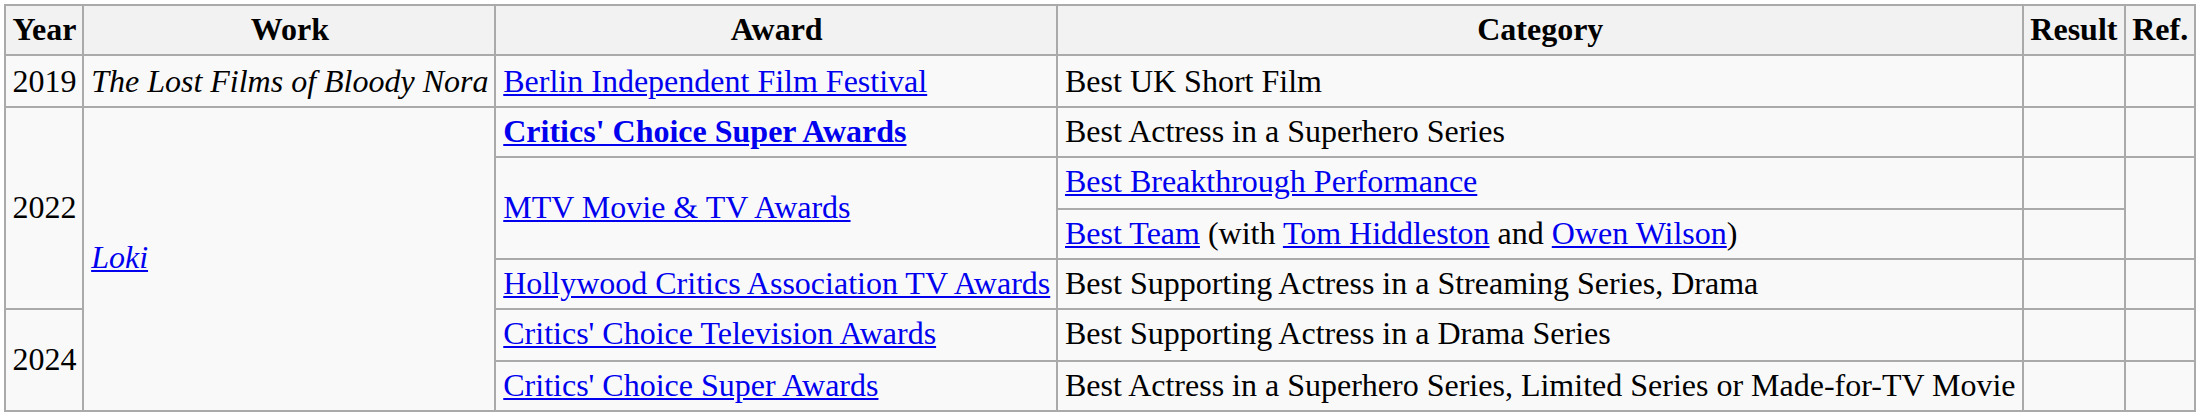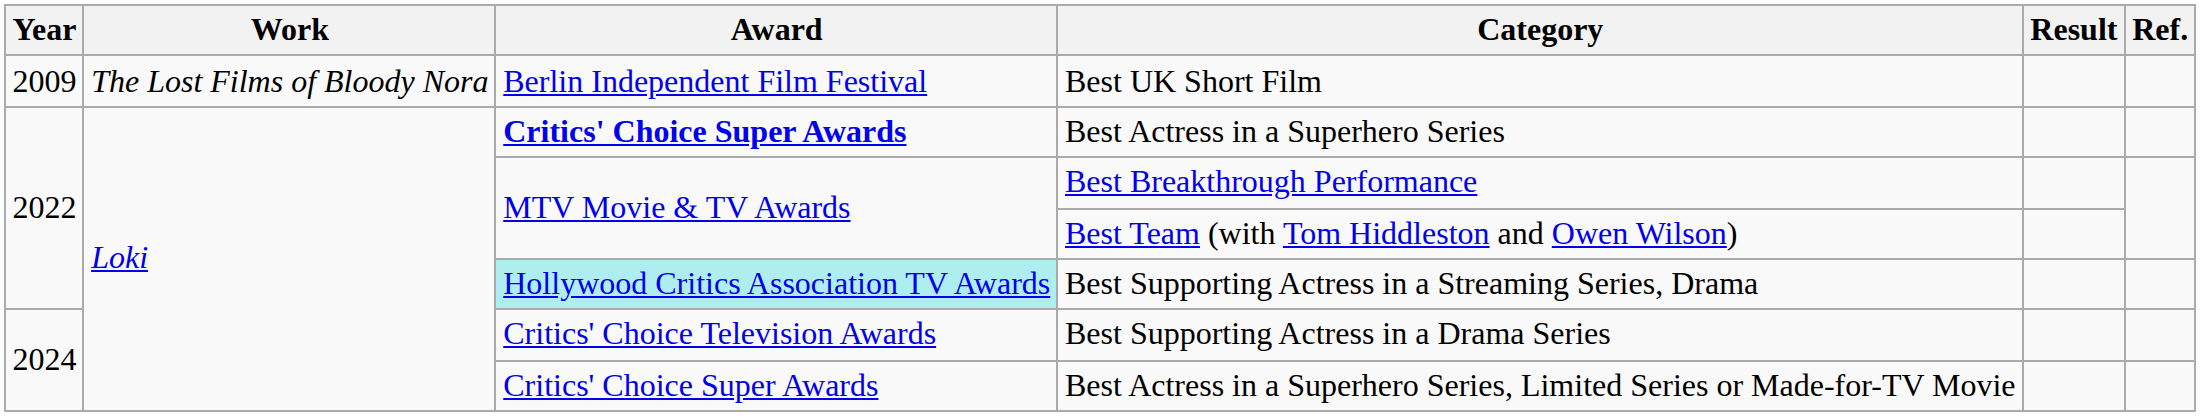(44, 80) 2019 -> (44, 80) 2009
(777, 283) no background -> (777, 283) paleturquoise background
